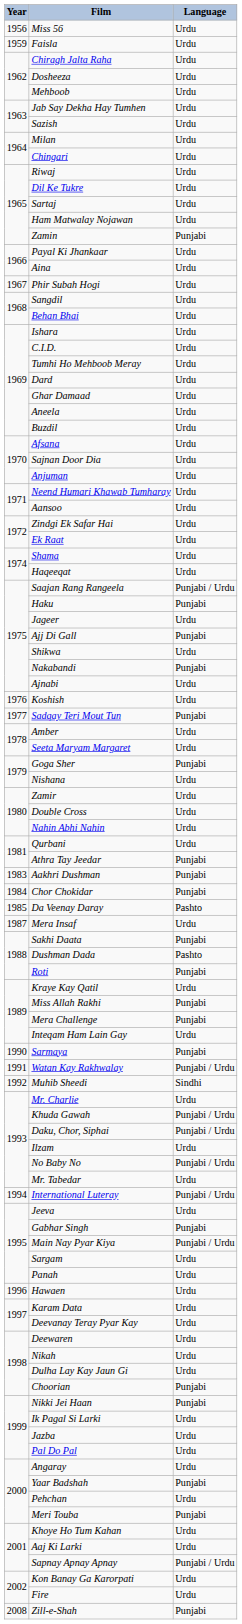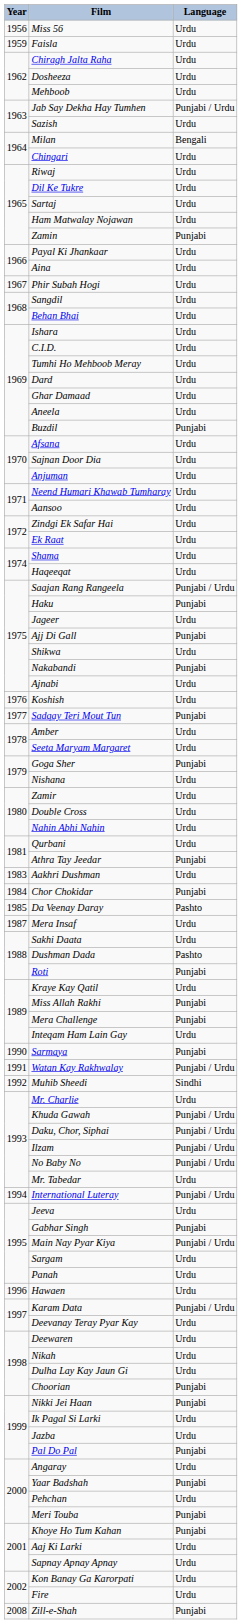(186, 108) Urdu -> (205, 108) Punjabi / Urdu
(186, 140) Urdu -> (191, 140) Bengali
(186, 428) Urdu -> (191, 428) Punjabi
(191, 875) Punjabi -> (186, 875) Urdu
(191, 939) Punjabi -> (186, 939) Urdu
(186, 1147) Urdu -> (205, 1147) Punjabi / Urdu
(186, 1307) Urdu -> (205, 1307) Punjabi / Urdu
(186, 1451) Urdu -> (191, 1451) Punjabi
(186, 1531) Urdu -> (191, 1531) Punjabi
(205, 1563) Punjabi / Urdu -> (186, 1563) Urdu
